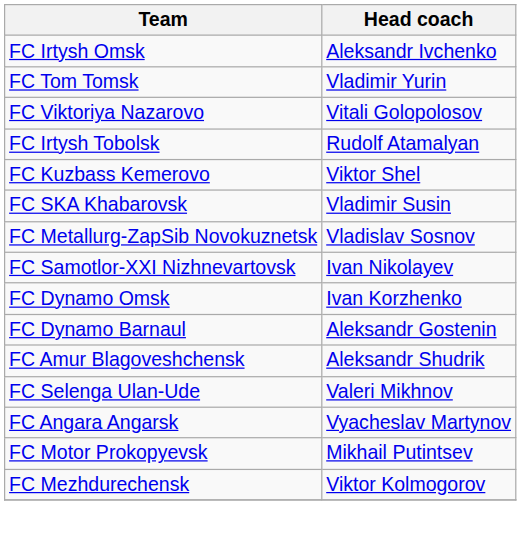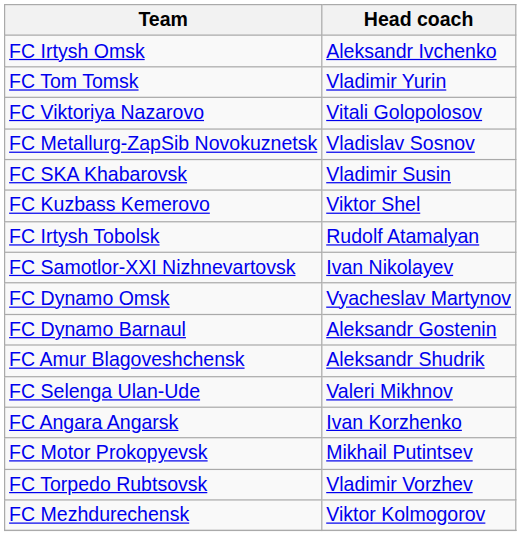rows swapped: (163, 236) <-> (84, 143)
rows swapped: (98, 205) <-> (109, 174)
(394, 298) Ivan Korzhenko -> (419, 298) Vyacheslav Martynov
(419, 422) Vyacheslav Martynov -> (394, 422) Ivan Korzhenko
+ row: (108, 484)
